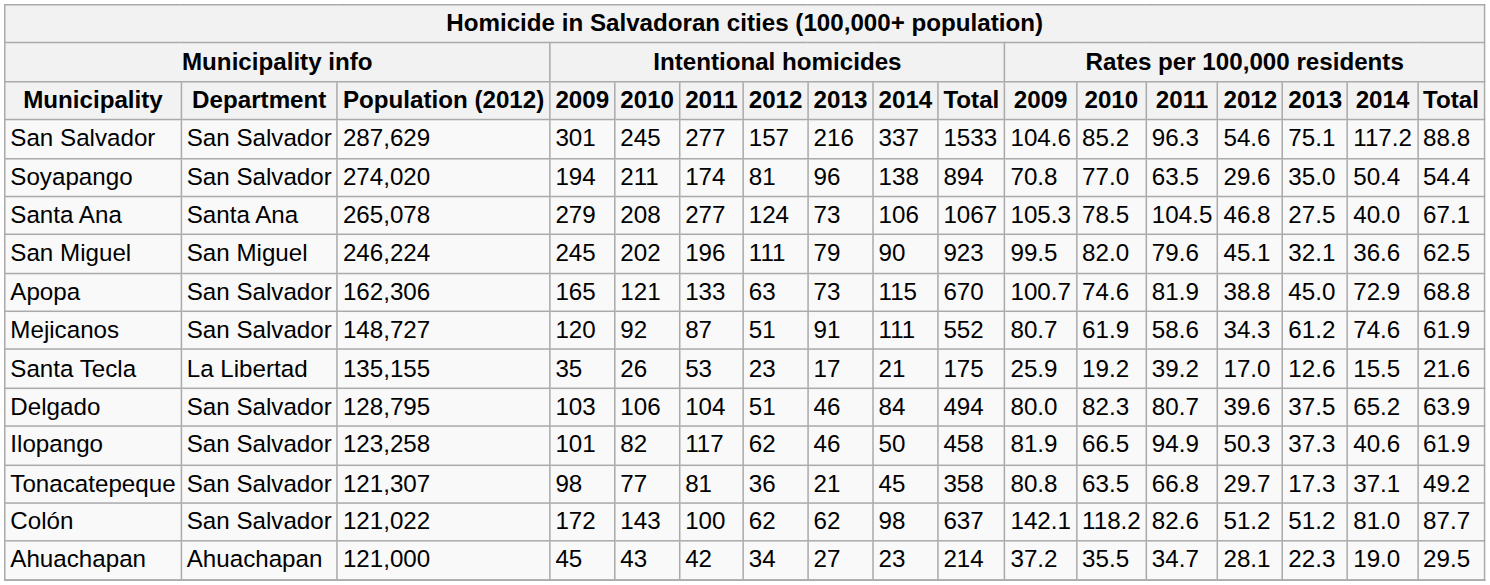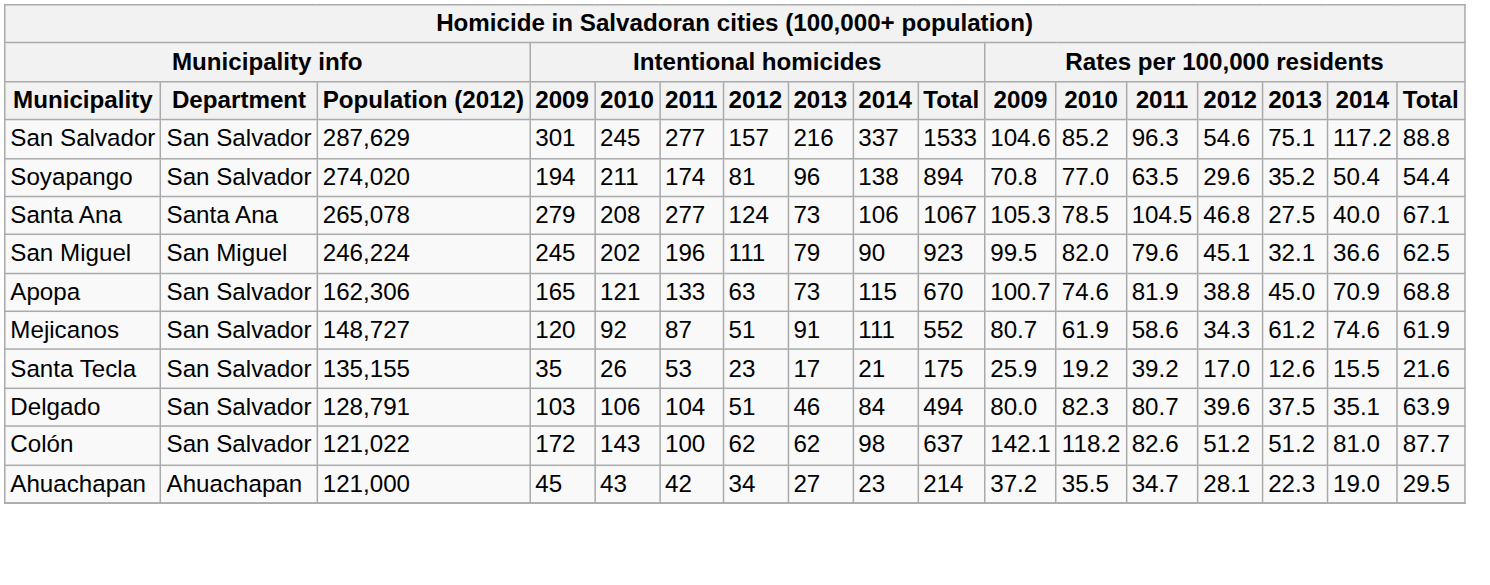(1312, 176) 35.0 -> (1292, 176) 35.2
(1377, 291) 72.9 -> (1357, 291) 70.9
(247, 368) La Libertad -> (239, 368) San Salvador
(387, 406) 128,795 -> (366, 406) 128,791
(1377, 406) 65.2 -> (1357, 406) 35.1
- row: (57, 445)
- row: (93, 483)
